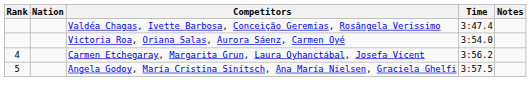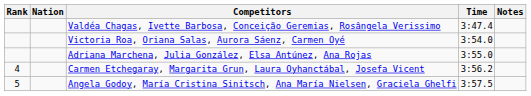+ row: (220, 55)
